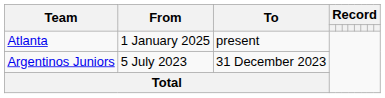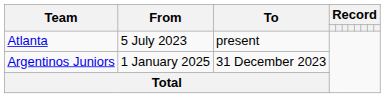(165, 41) 1 January 2025 -> (154, 41) 5 July 2023
(154, 61) 5 July 2023 -> (165, 61) 1 January 2025
